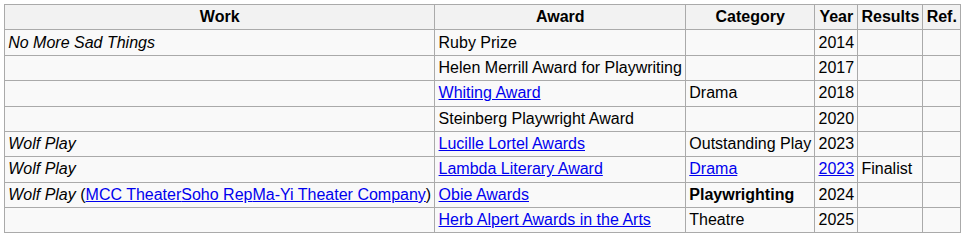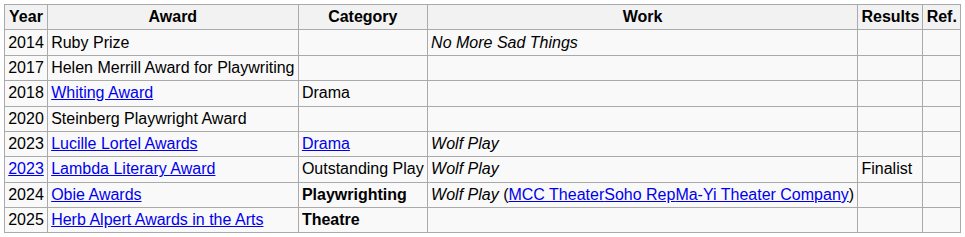columns swapped: (836, 17) <-> (220, 17)
(750, 144) Outstanding Play -> (326, 144) Drama
(713, 169) Drama -> (363, 169) Outstanding Play
(717, 220) normal -> (331, 220) bold
